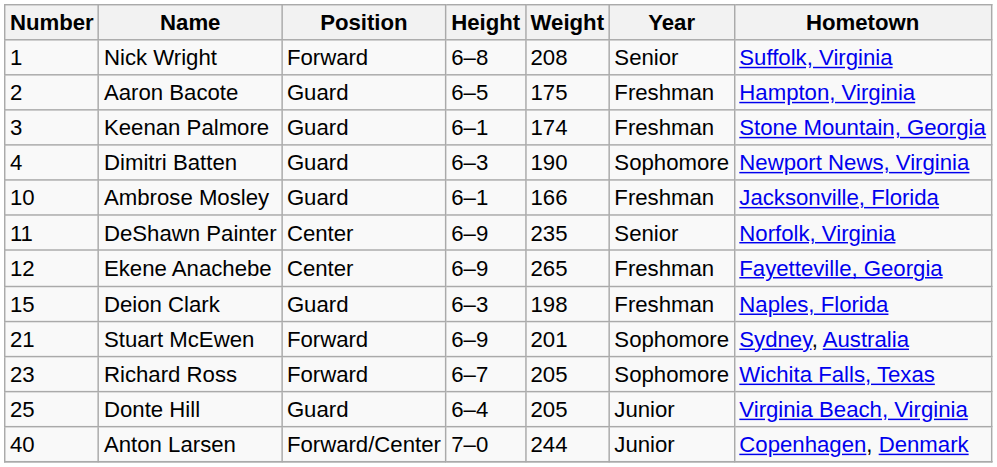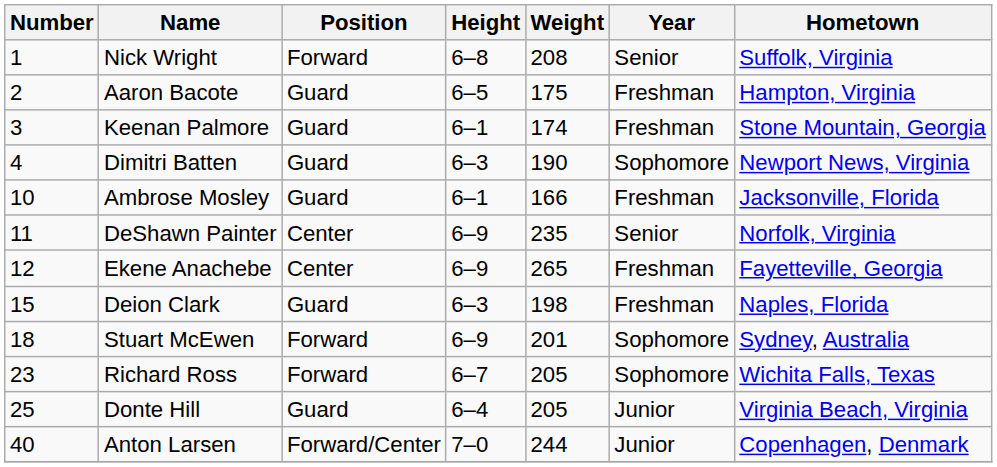(22, 339) 21 -> (22, 339) 18
